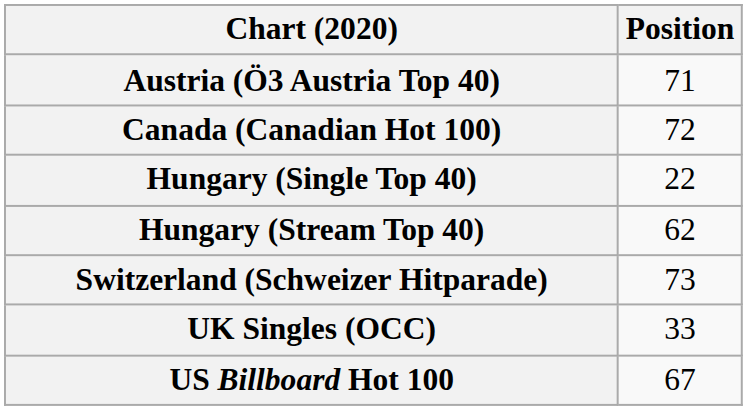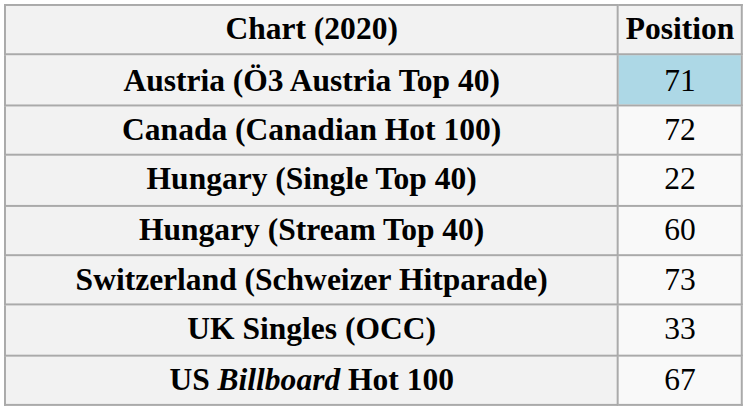(680, 79) no background -> (680, 79) lightblue background
(680, 229) 62 -> (680, 229) 60
